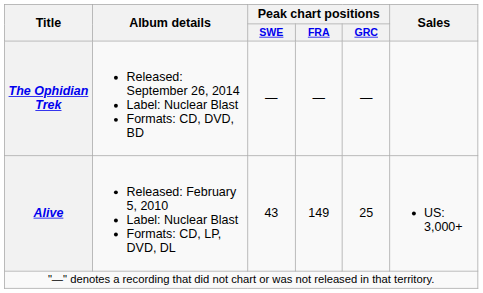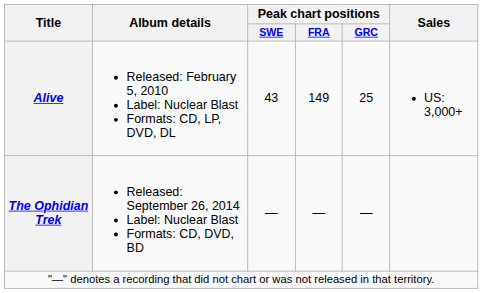rows swapped: (48, 213) <-> (48, 98)
